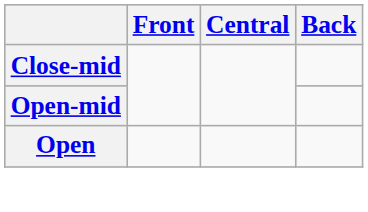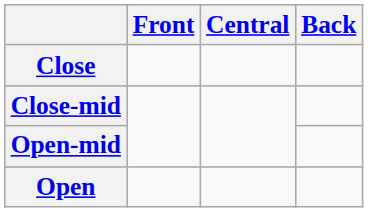+ row: (66, 65)
